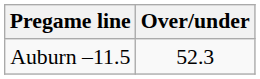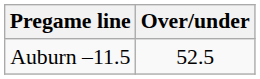(195, 56) 52.3 -> (195, 56) 52.5
